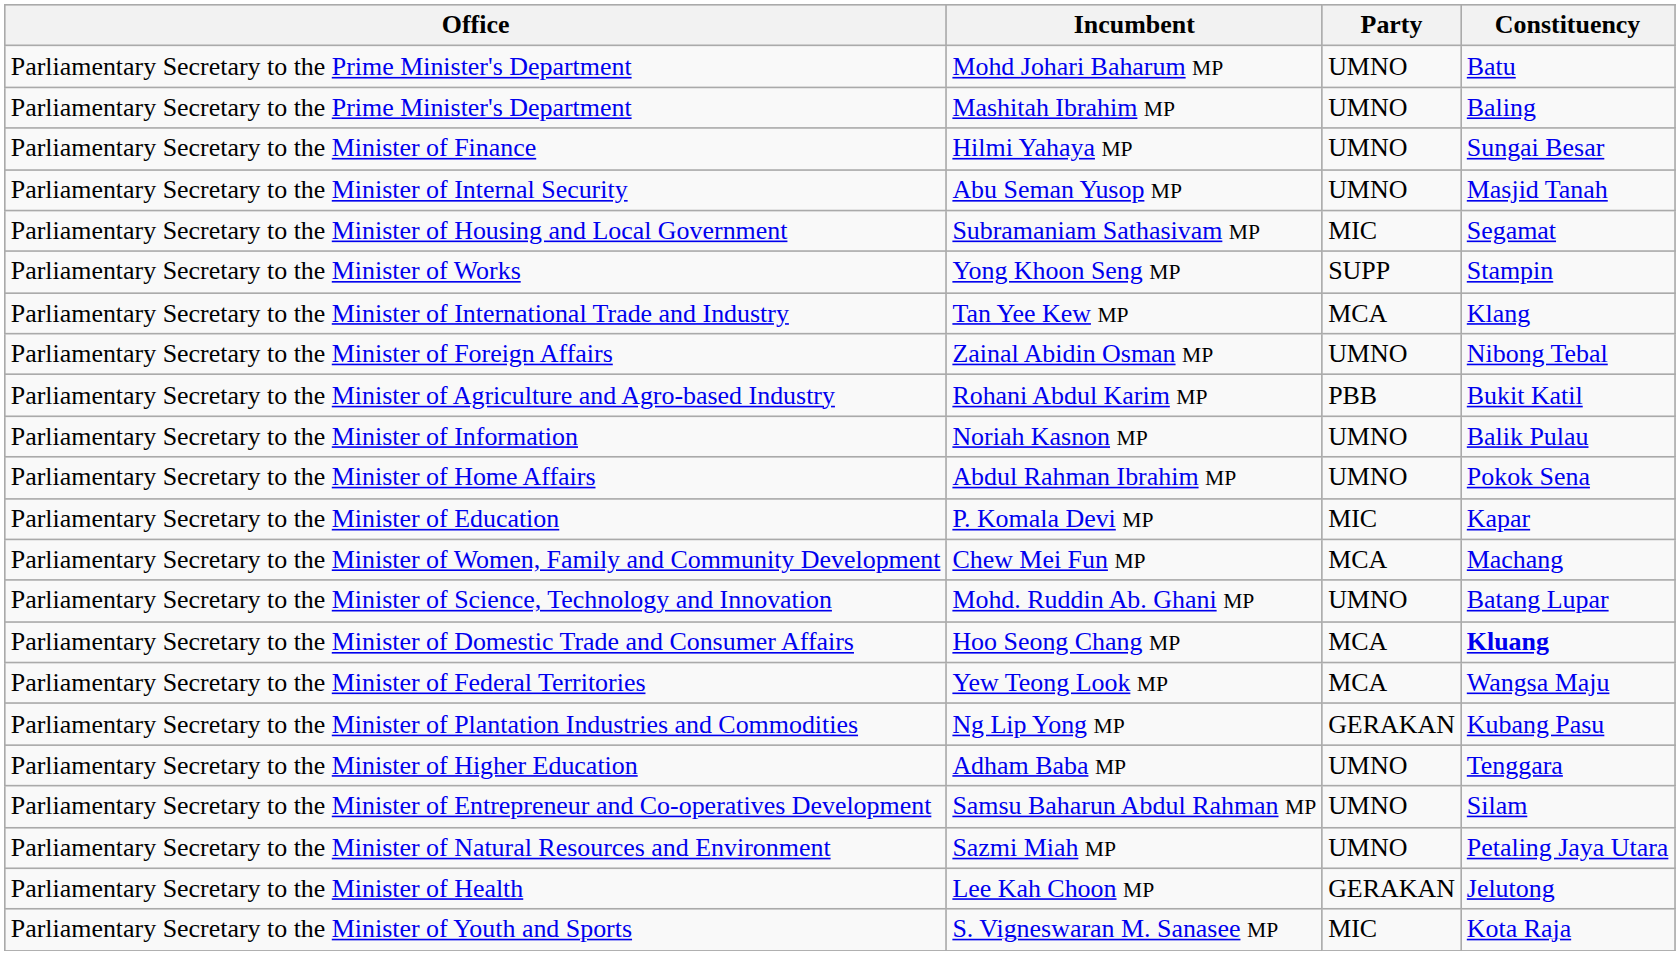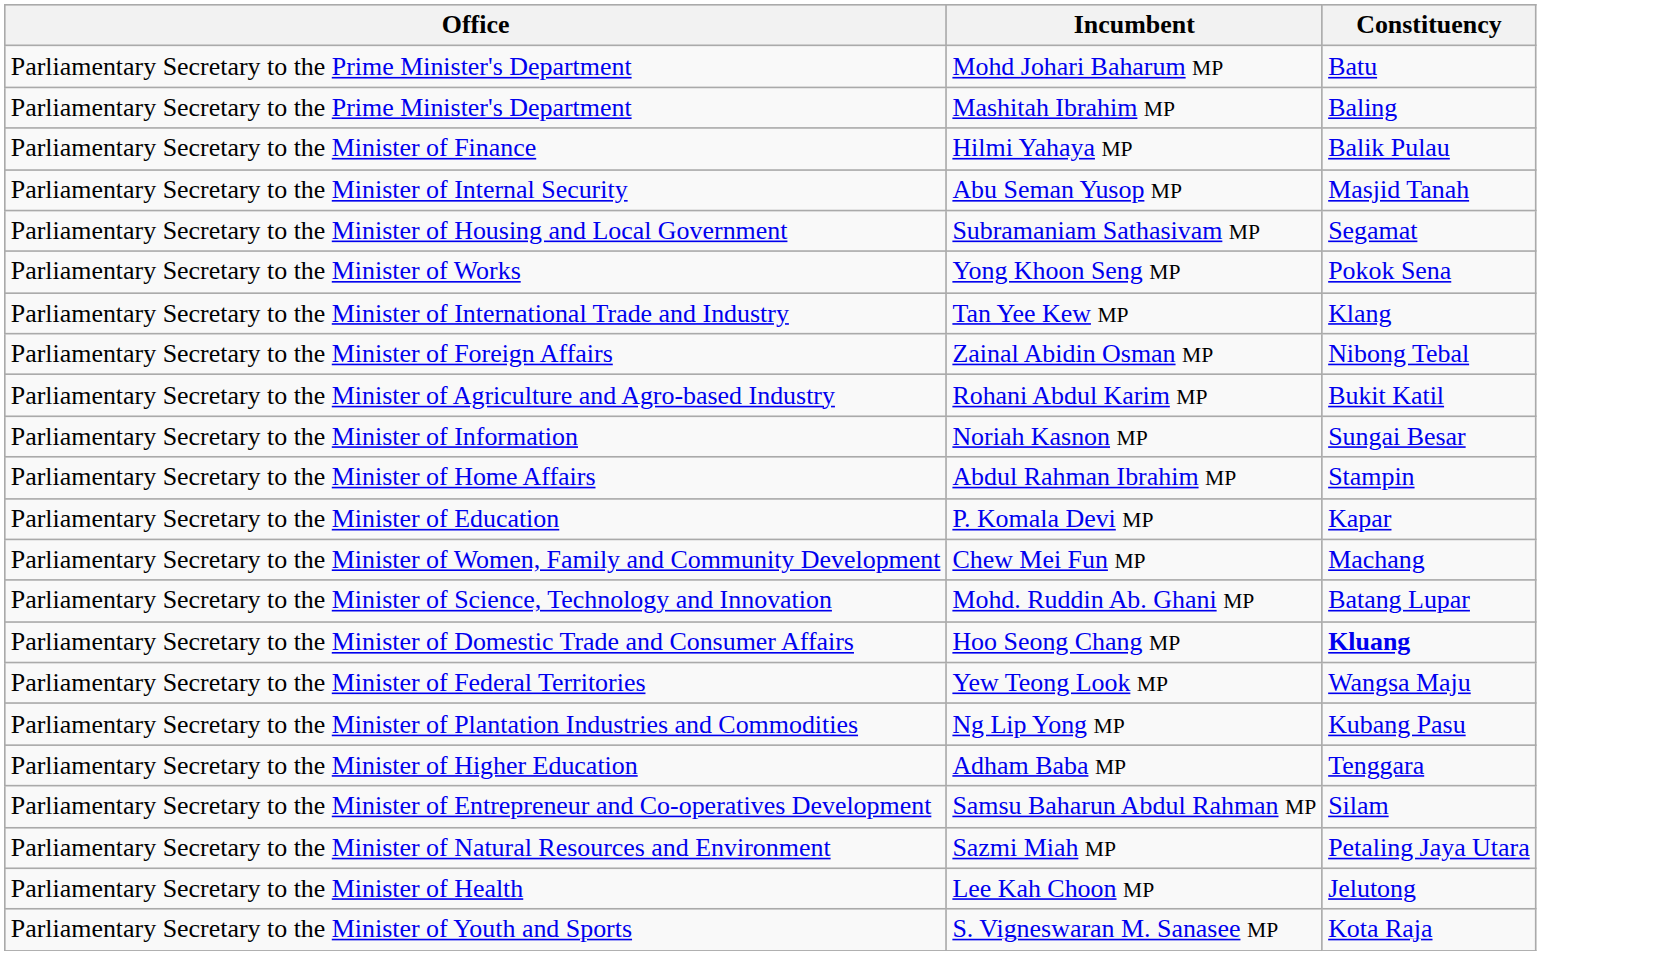- column: (1391, 25)
(1536, 148) Sungai Besar -> (1389, 148) Balik Pulau
(1510, 271) Stampin -> (1390, 271) Pokok Sena
(1528, 436) Balik Pulau -> (1397, 436) Sungai Besar
(1528, 477) Pokok Sena -> (1371, 477) Stampin
